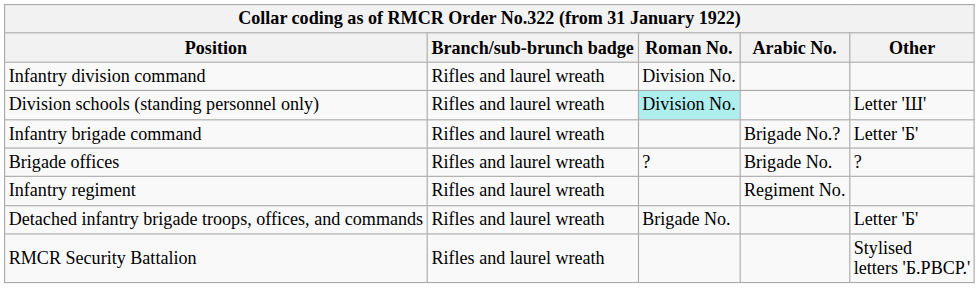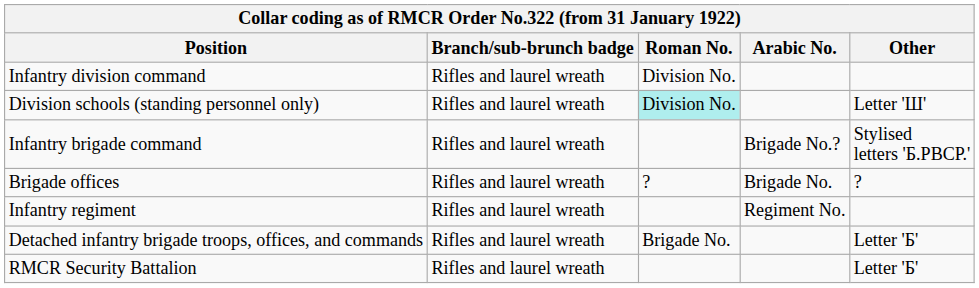(886, 133) Letter 'Б' -> (912, 143) Stylised letters 'Б.РВСР.'
(912, 258) Stylised letters 'Б.РВСР.' -> (886, 268) Letter 'Б'
